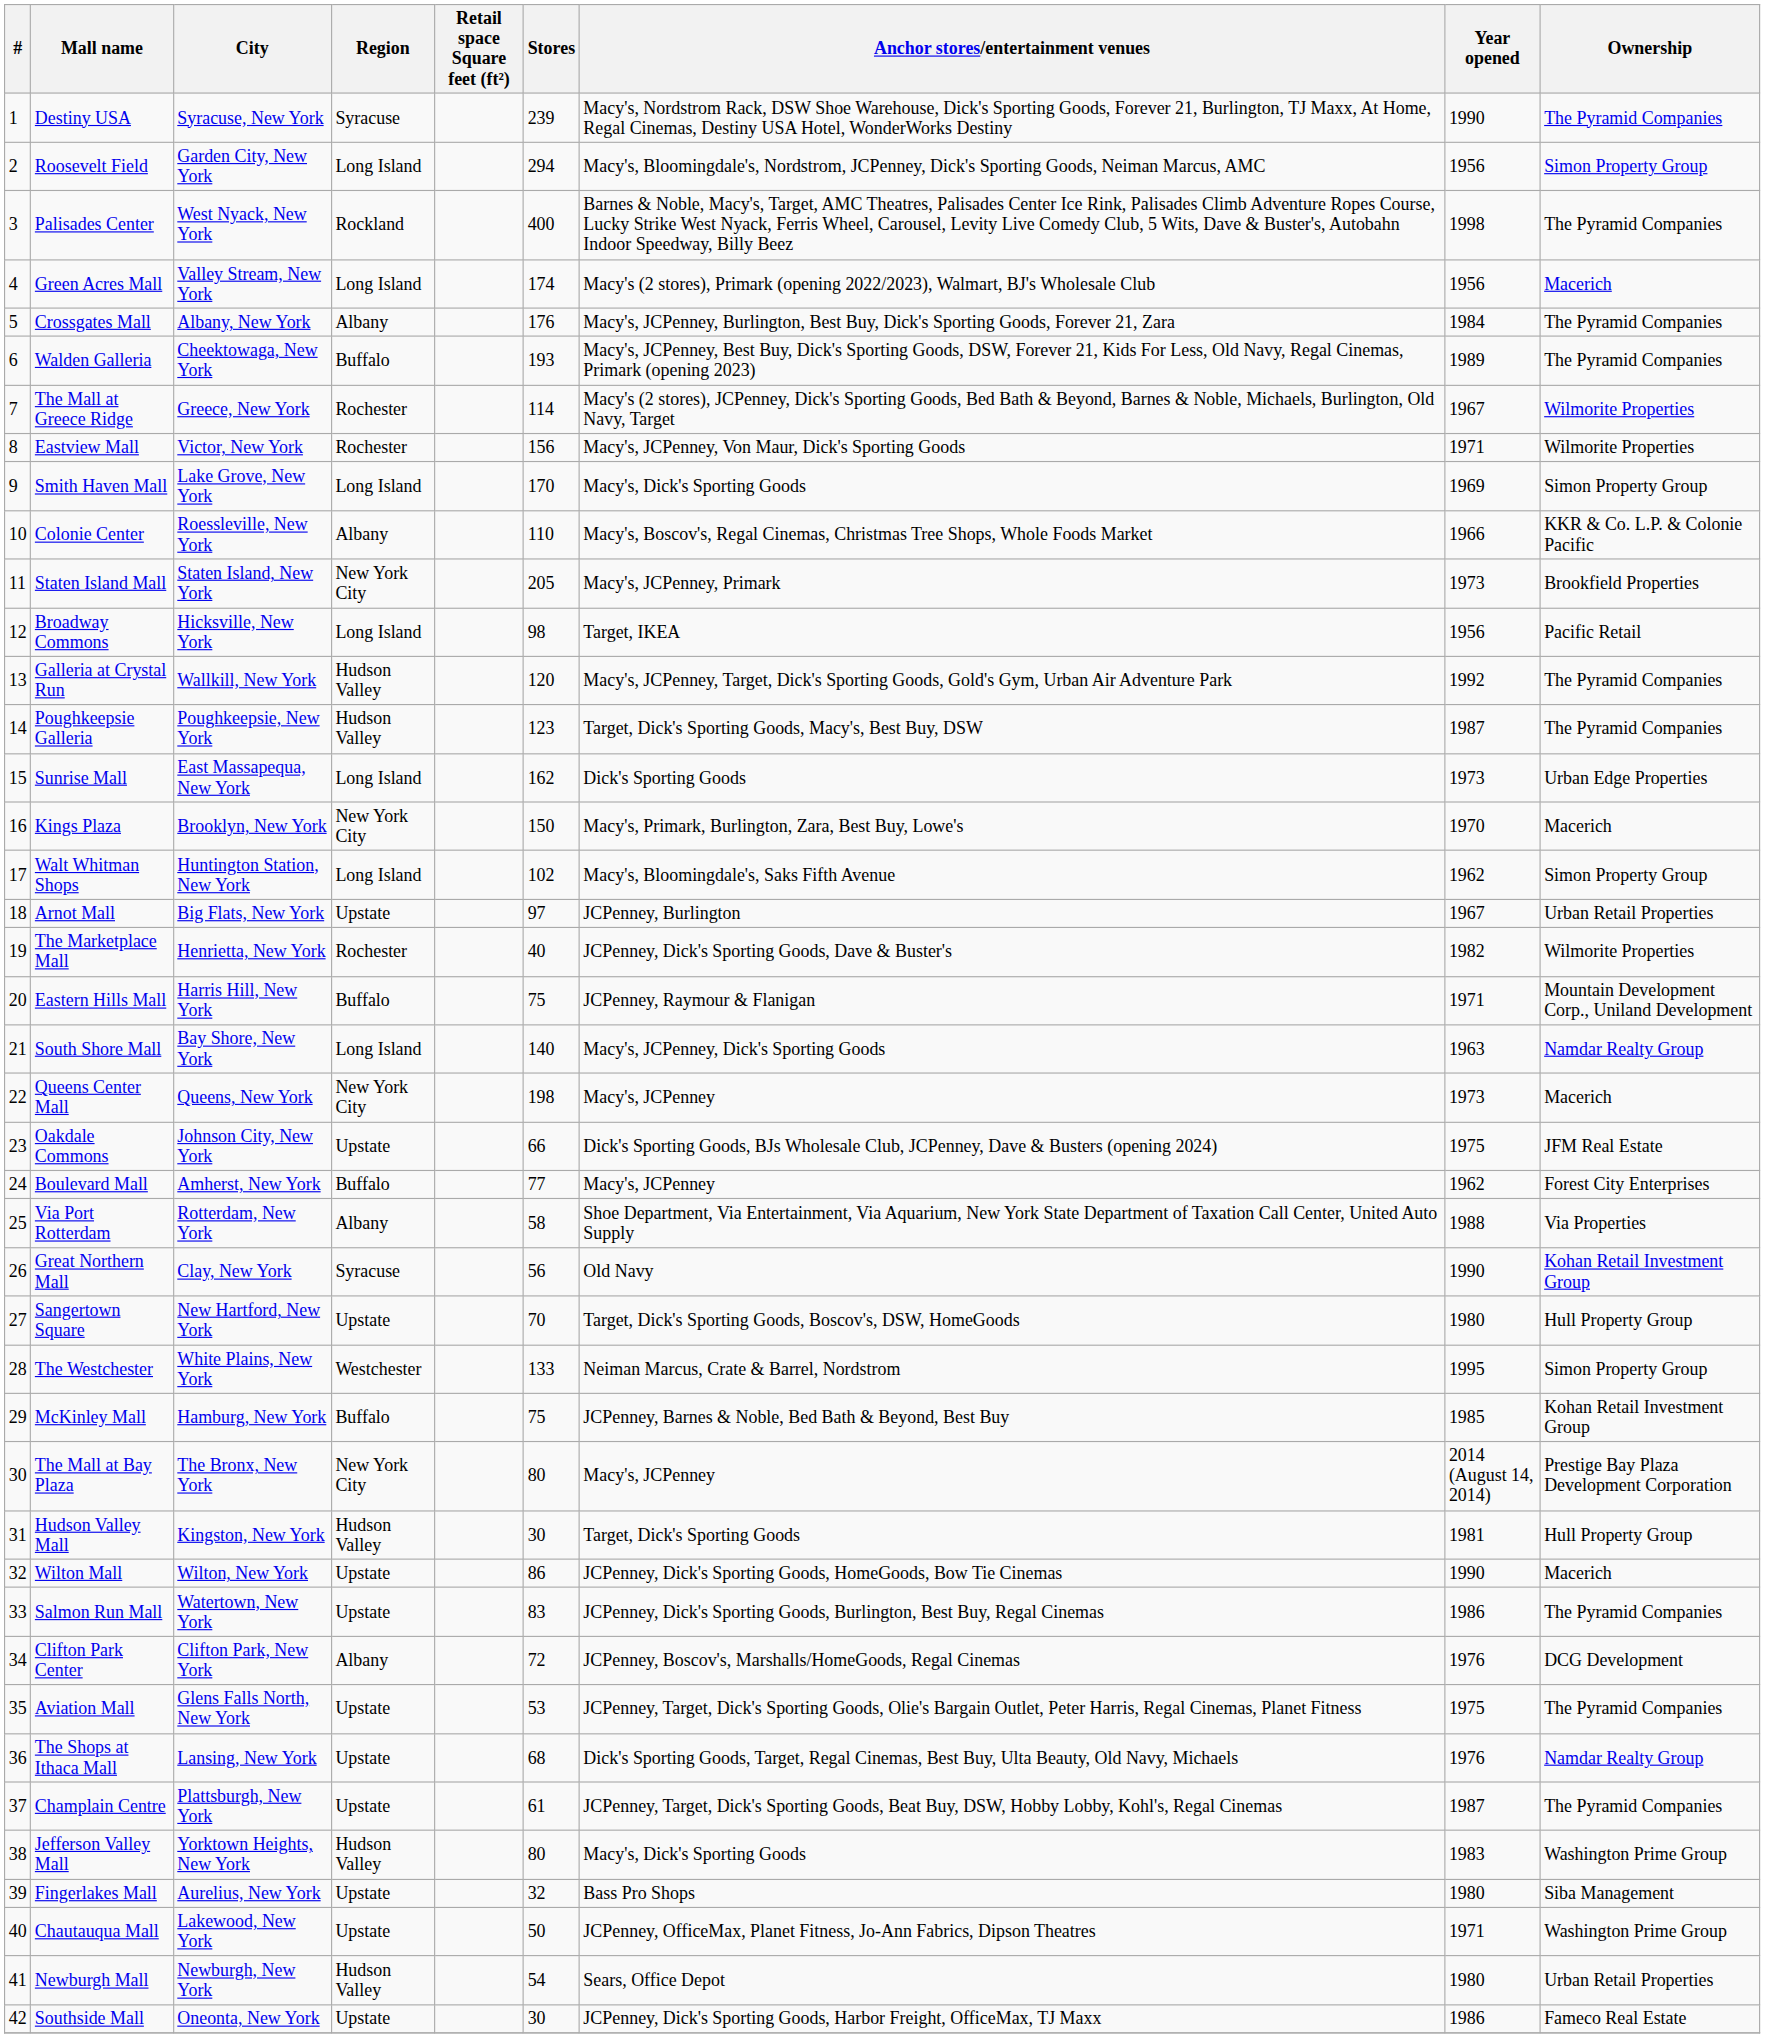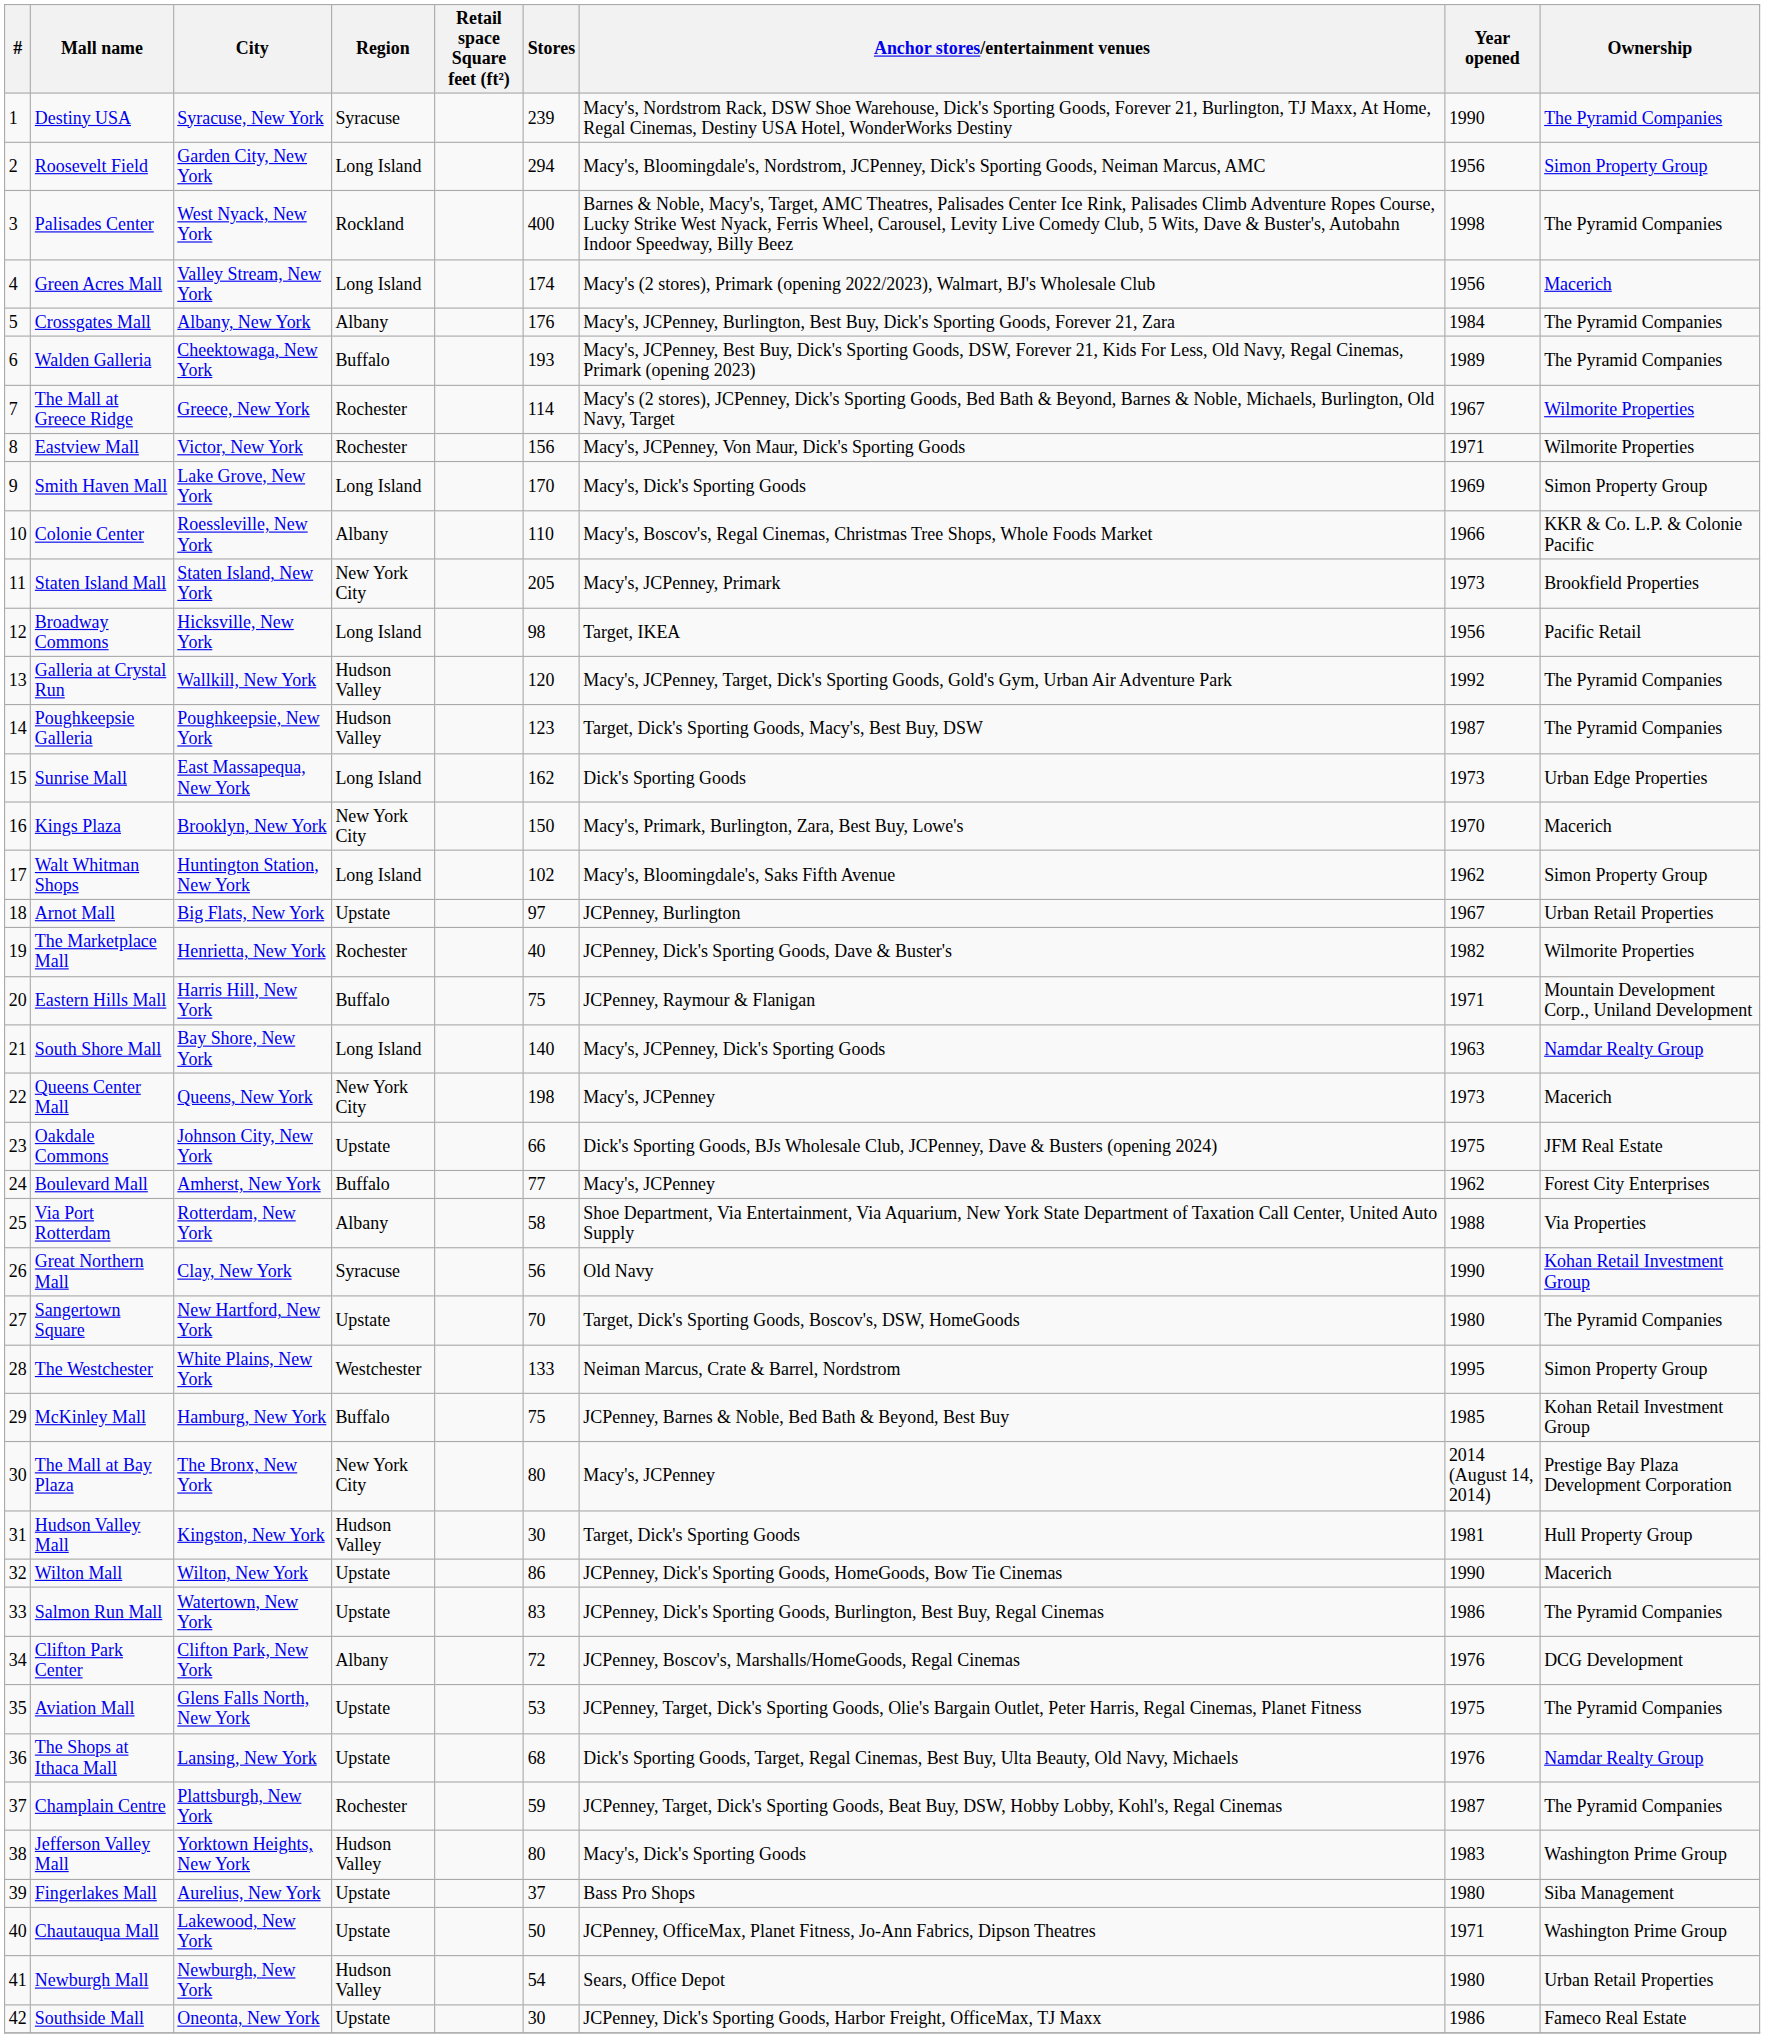(1618, 1320) Hull Property Group -> (1633, 1320) The Pyramid Companies
(363, 1806) Upstate -> (371, 1806) Rochester
(537, 1806) 61 -> (537, 1806) 59
(537, 1893) 32 -> (537, 1893) 37
